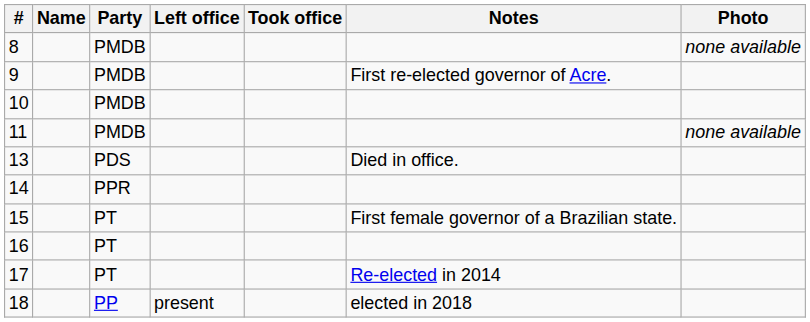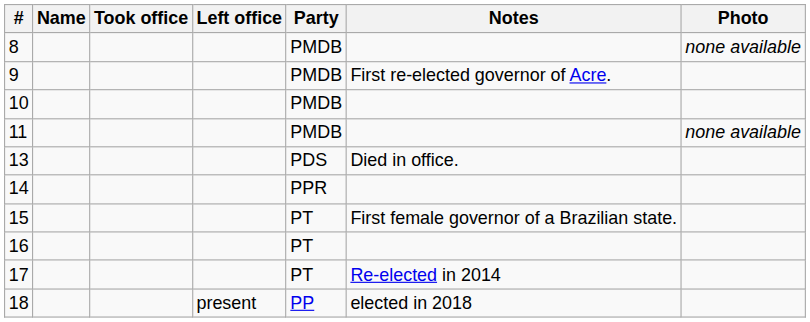columns swapped: (295, 18) <-> (120, 18)
